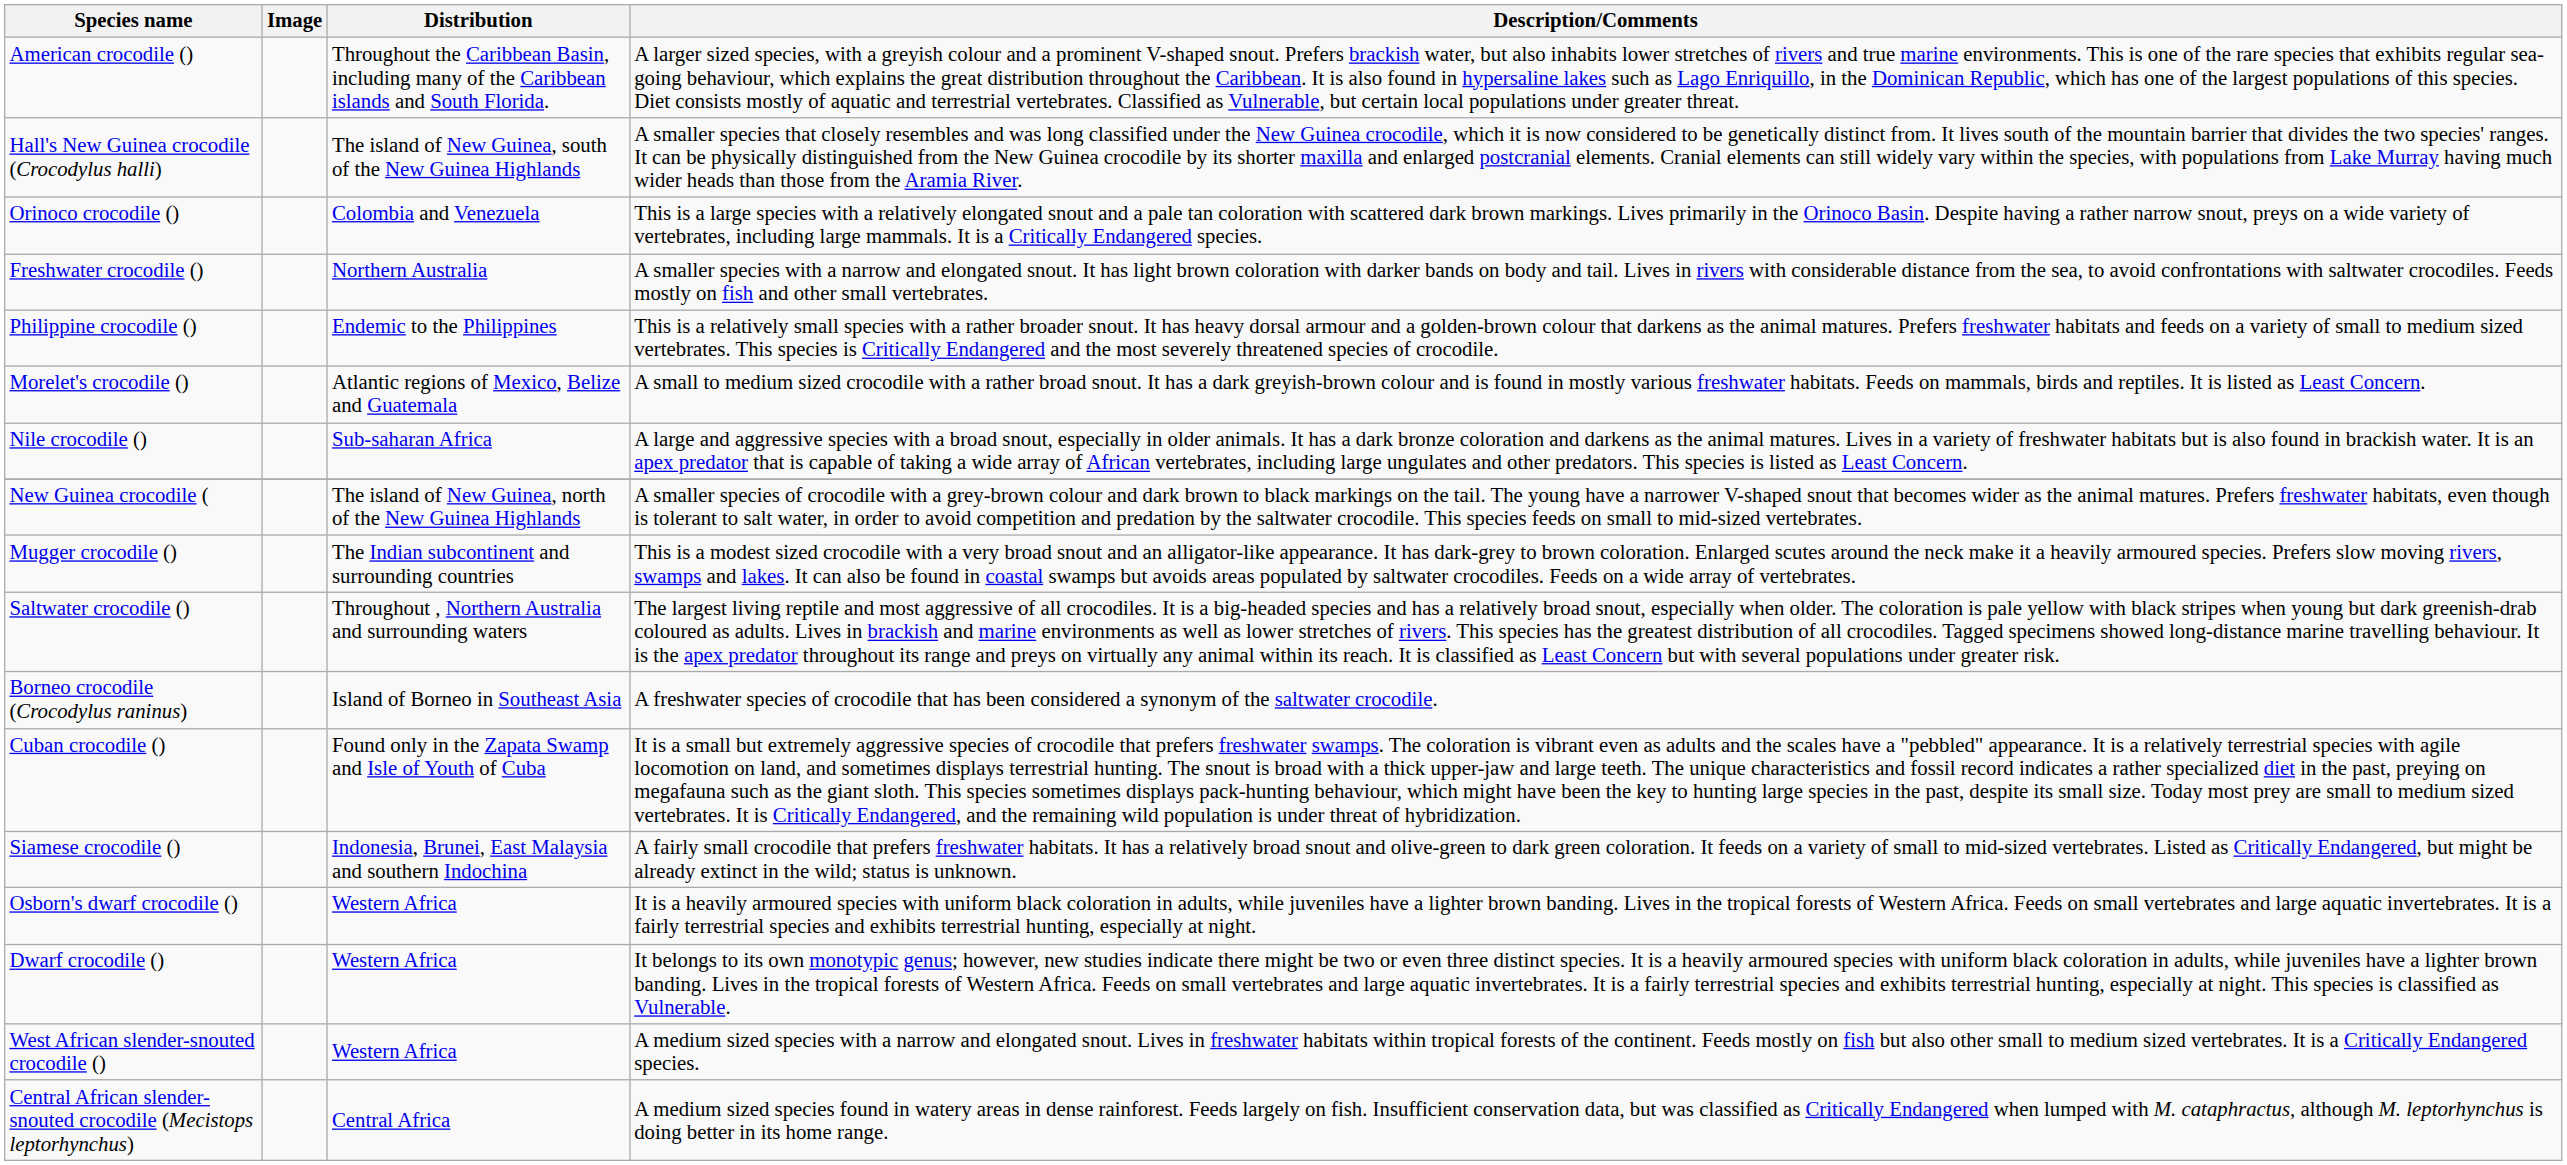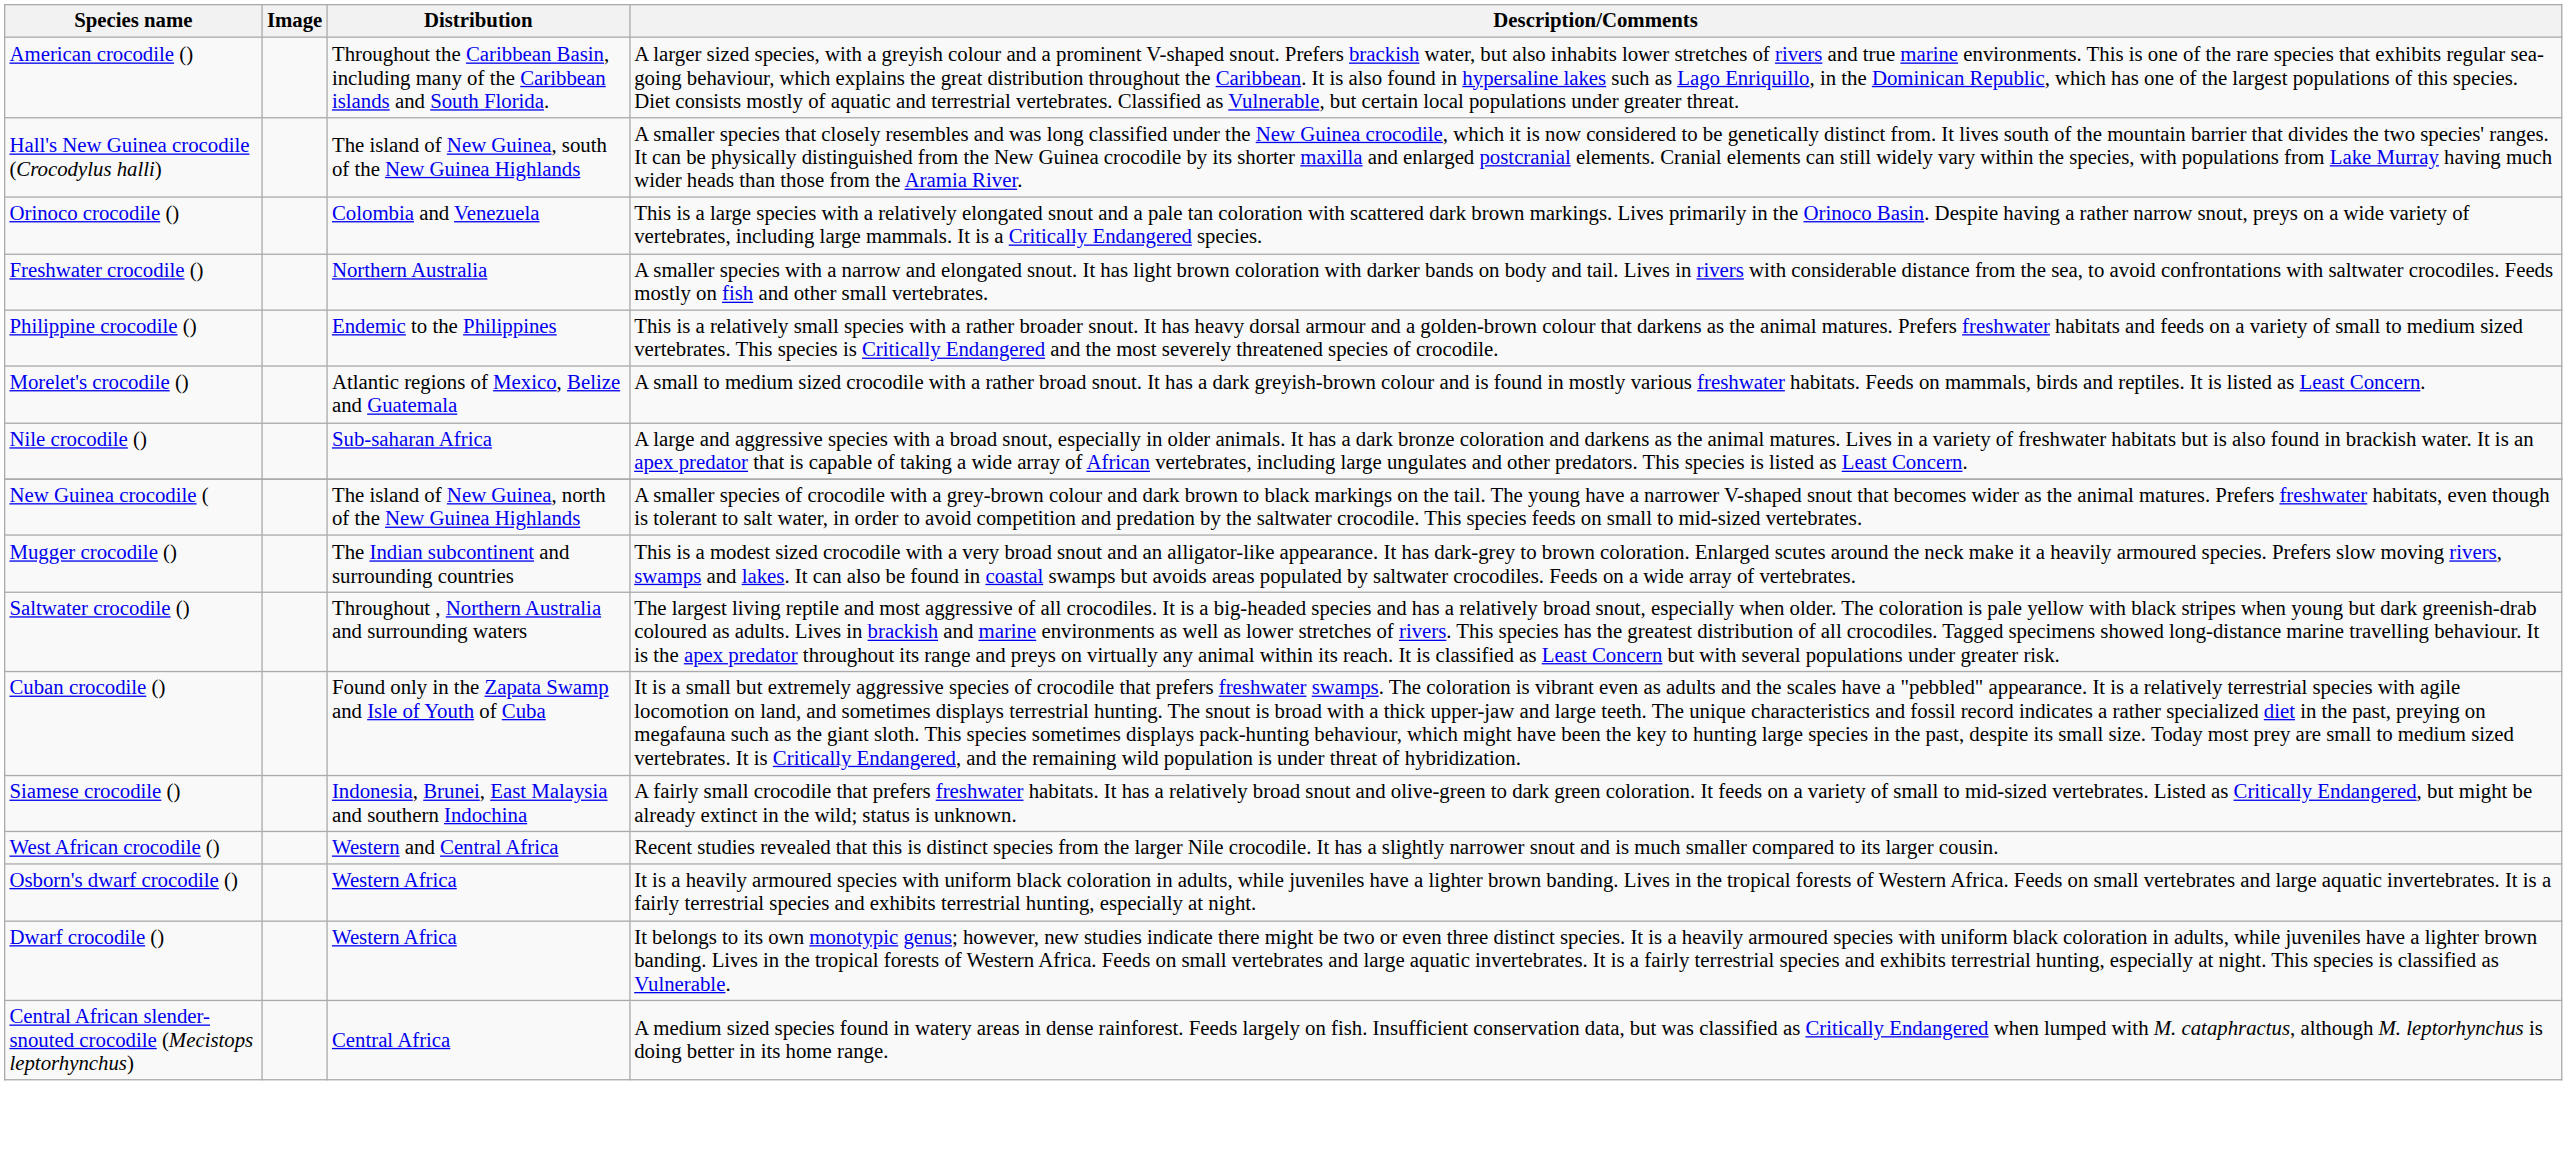- row: (98, 699)
+ row: (115, 847)
- row: (132, 1051)
